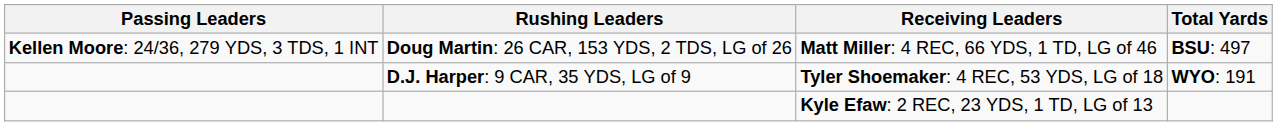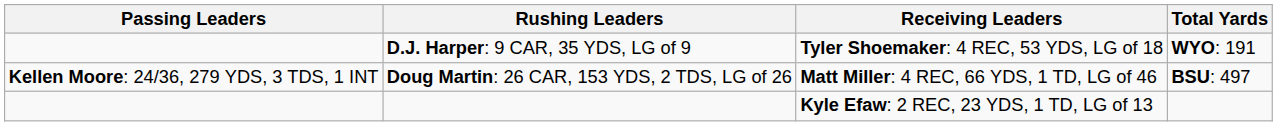rows swapped: (589, 47) <-> (539, 76)
